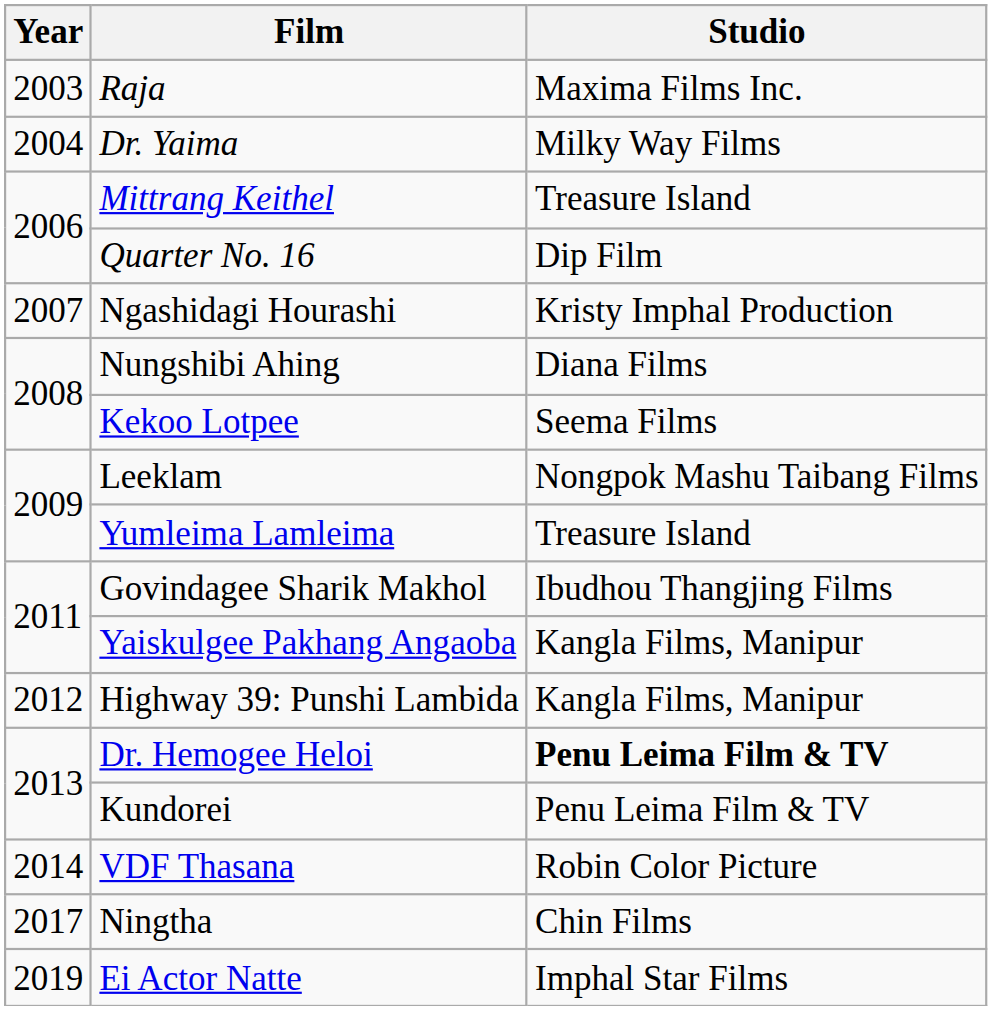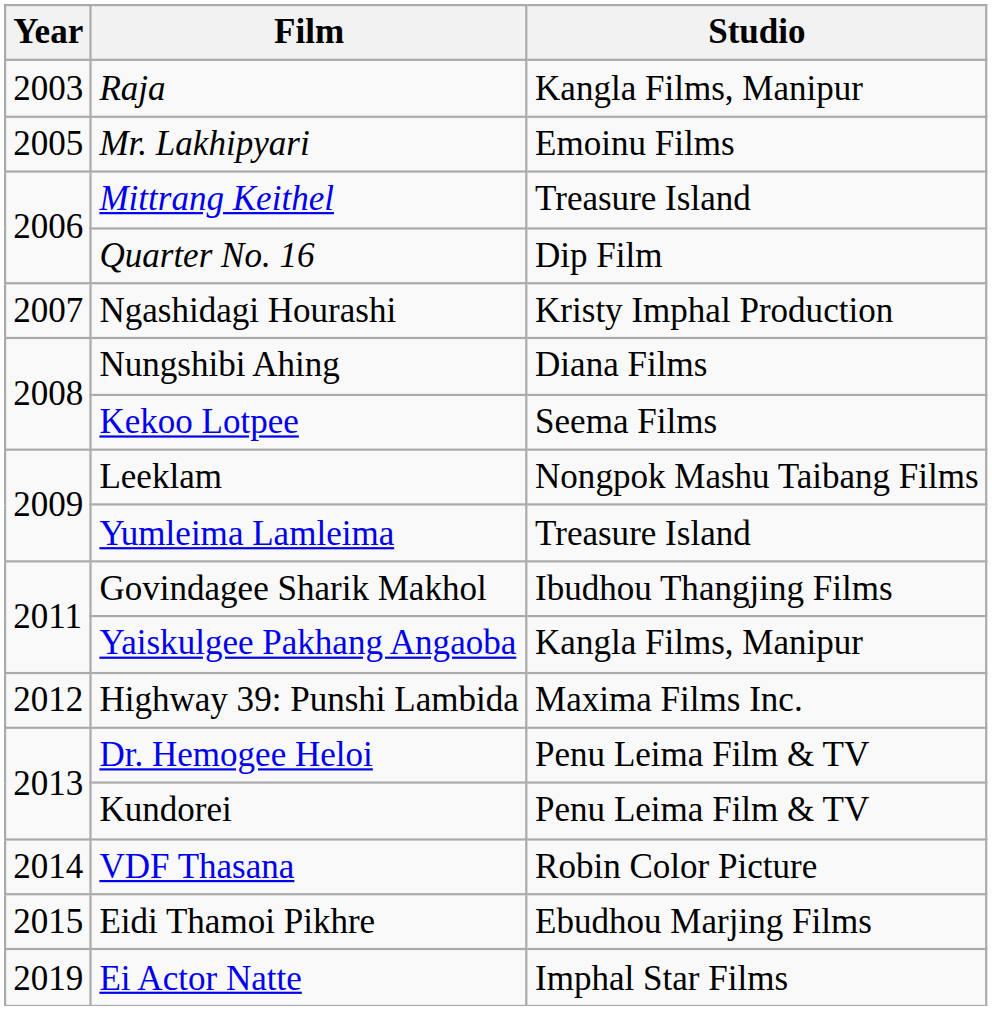(669, 87) Maxima Films Inc. -> (699, 87) Kangla Films, Manipur
- row: (169, 143)
+ row: (205, 143)
(699, 699) Kangla Films, Manipur -> (669, 699) Maxima Films Inc.
(712, 754) bold -> (702, 754) normal
+ row: (237, 921)
- row: (156, 921)
